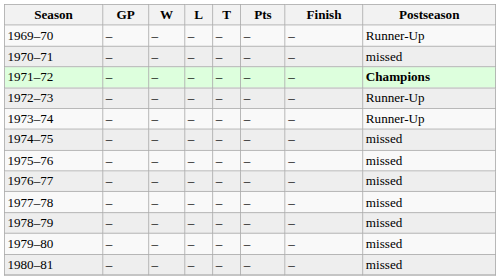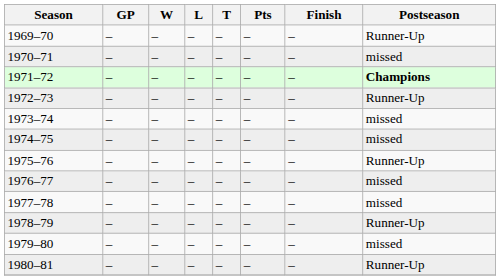(395, 118) Runner-Up -> (384, 118) missed
(384, 160) missed -> (395, 160) Runner-Up
(384, 222) missed -> (395, 222) Runner-Up
(384, 264) missed -> (395, 264) Runner-Up
